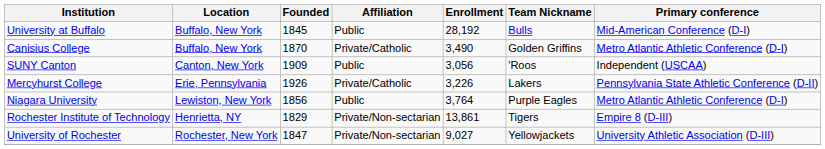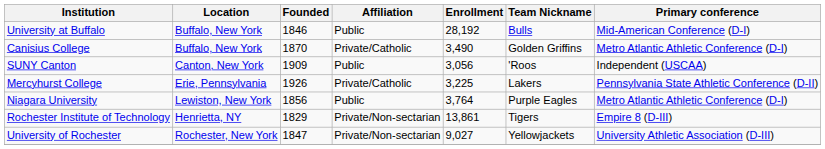(295, 30) 1845 -> (295, 30) 1846
(459, 83) 3,226 -> (459, 83) 3,225
